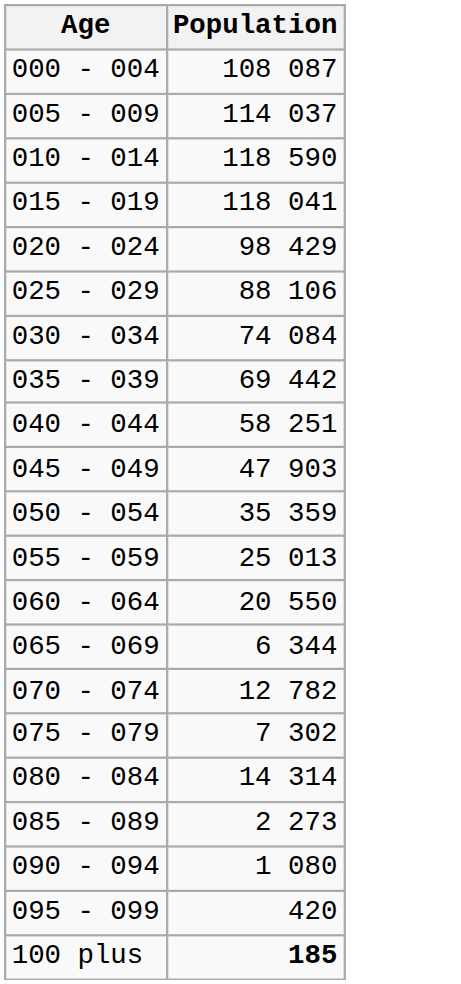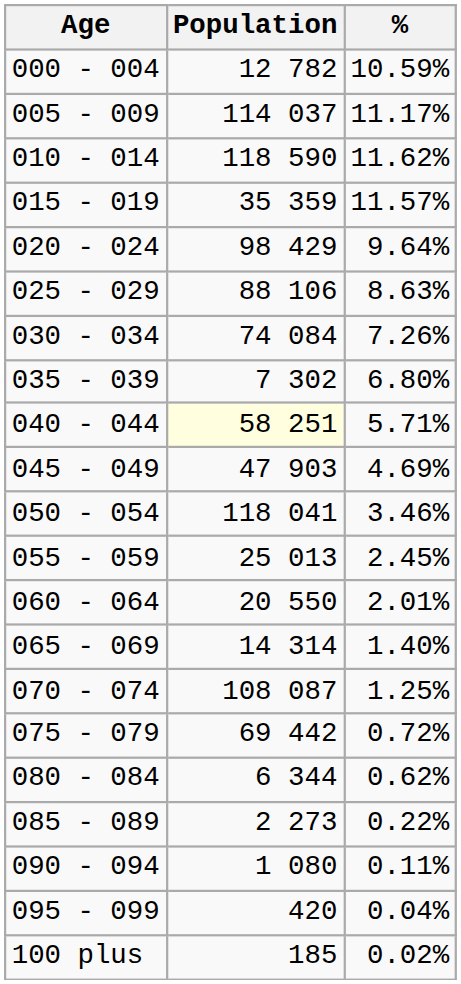+ column: (400, 28)
(280, 72) 108 087 -> (288, 72) 12 782
(280, 205) 118 041 -> (288, 205) 35 359
(288, 382) 69 442 -> (296, 382) 7 302
(288, 426) no background -> (288, 426) lightyellow background
(288, 514) 35 359 -> (280, 514) 118 041
(296, 647) 6 344 -> (288, 647) 14 314
(288, 692) 12 782 -> (280, 692) 108 087
(296, 736) 7 302 -> (288, 736) 69 442
(288, 780) 14 314 -> (296, 780) 6 344
(313, 957) bold -> (313, 957) normal
